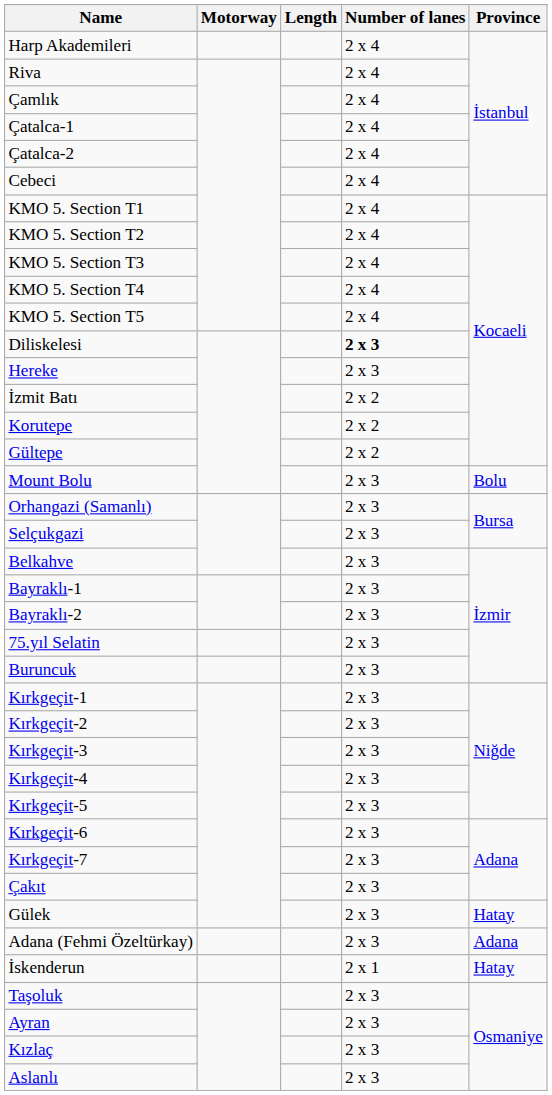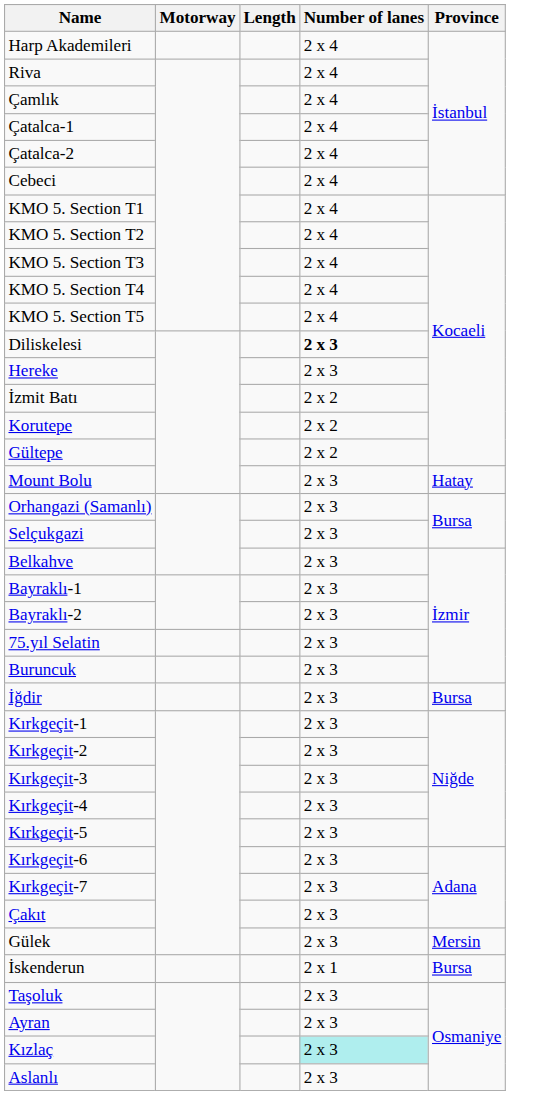(490, 479) Bolu -> (452, 479) Hatay
+ row: (25, 696)
(494, 914) Hatay -> (456, 941) Mersin
- row: (101, 941)
(494, 968) Hatay -> (452, 968) Bursa
(362, 1049) no background -> (321, 1049) paleturquoise background
